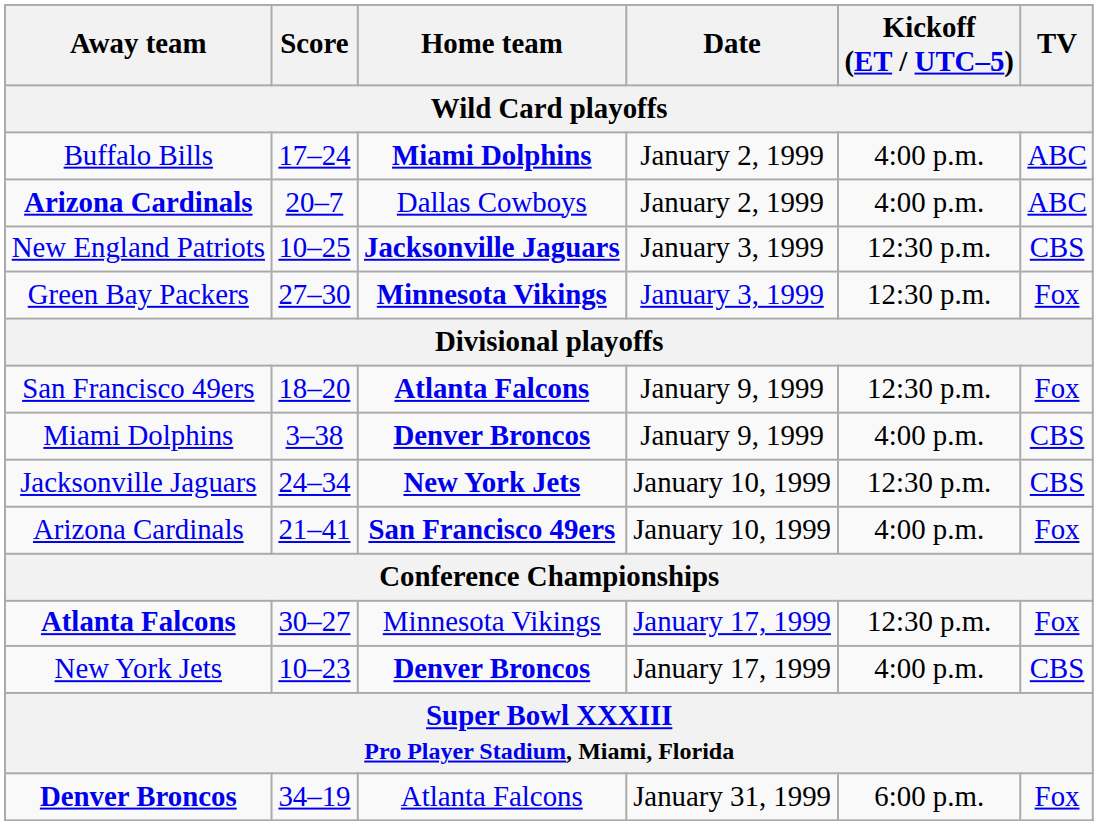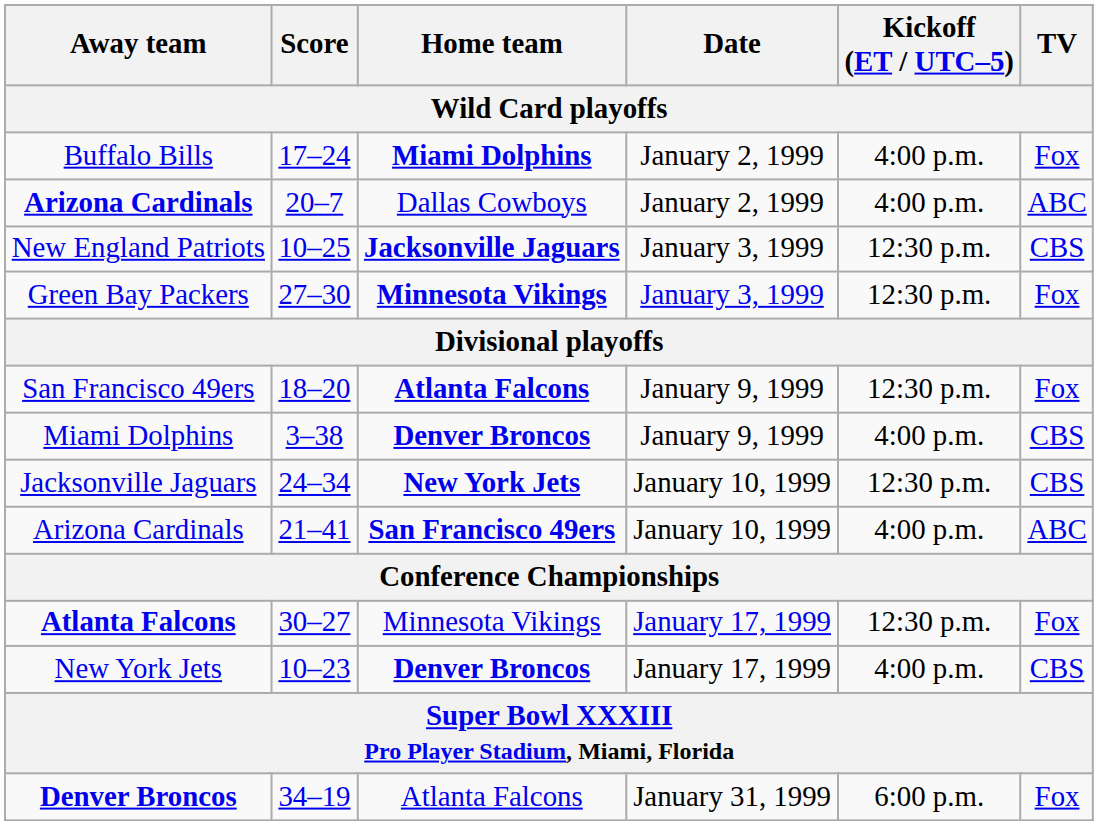(1057, 154) ABC -> (1057, 154) Fox
(1057, 528) Fox -> (1057, 528) ABC
